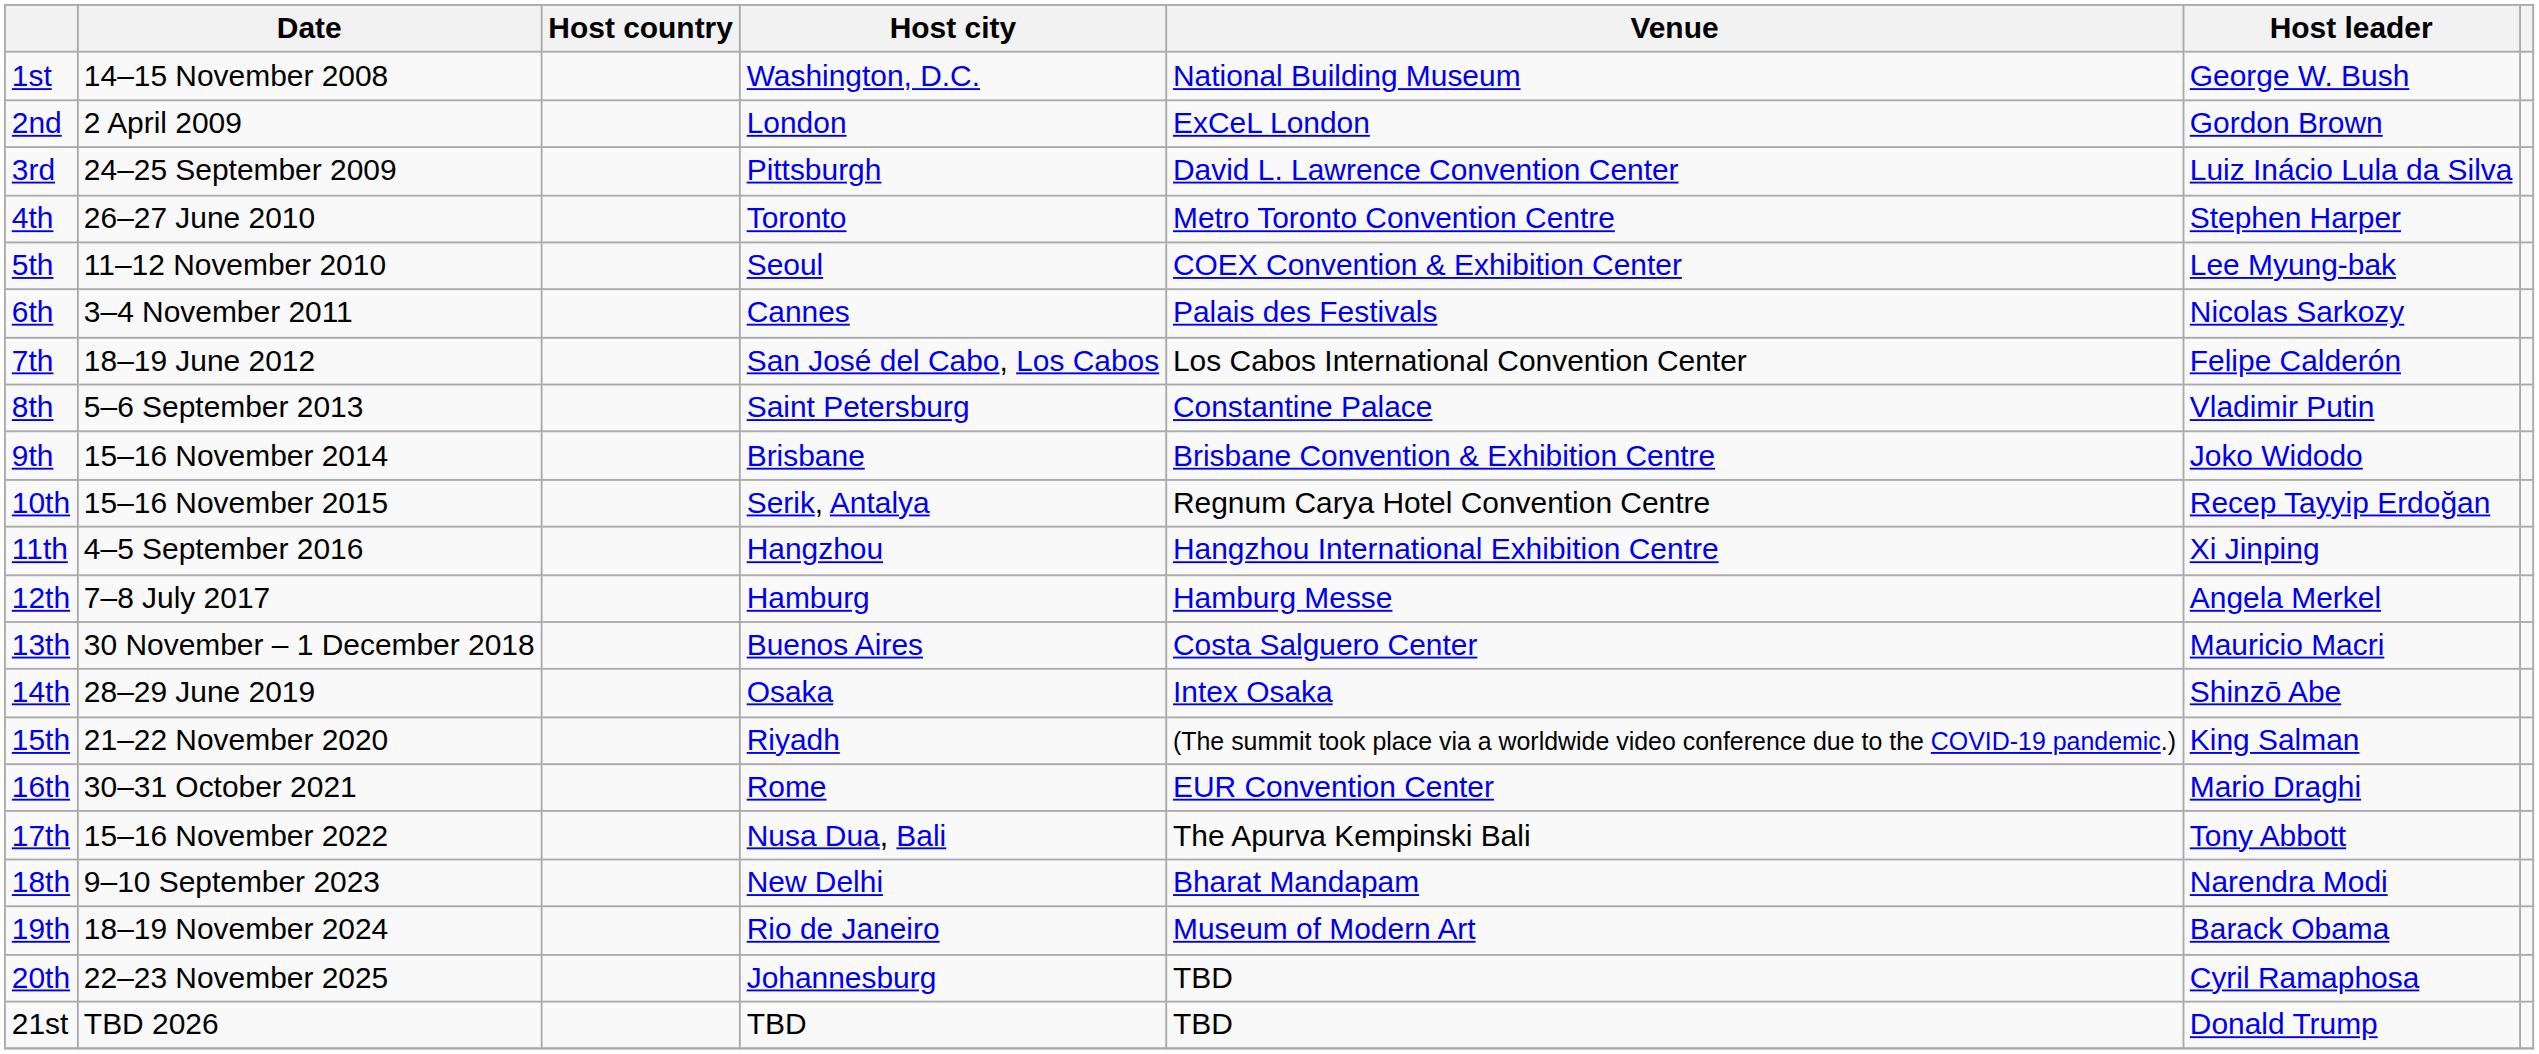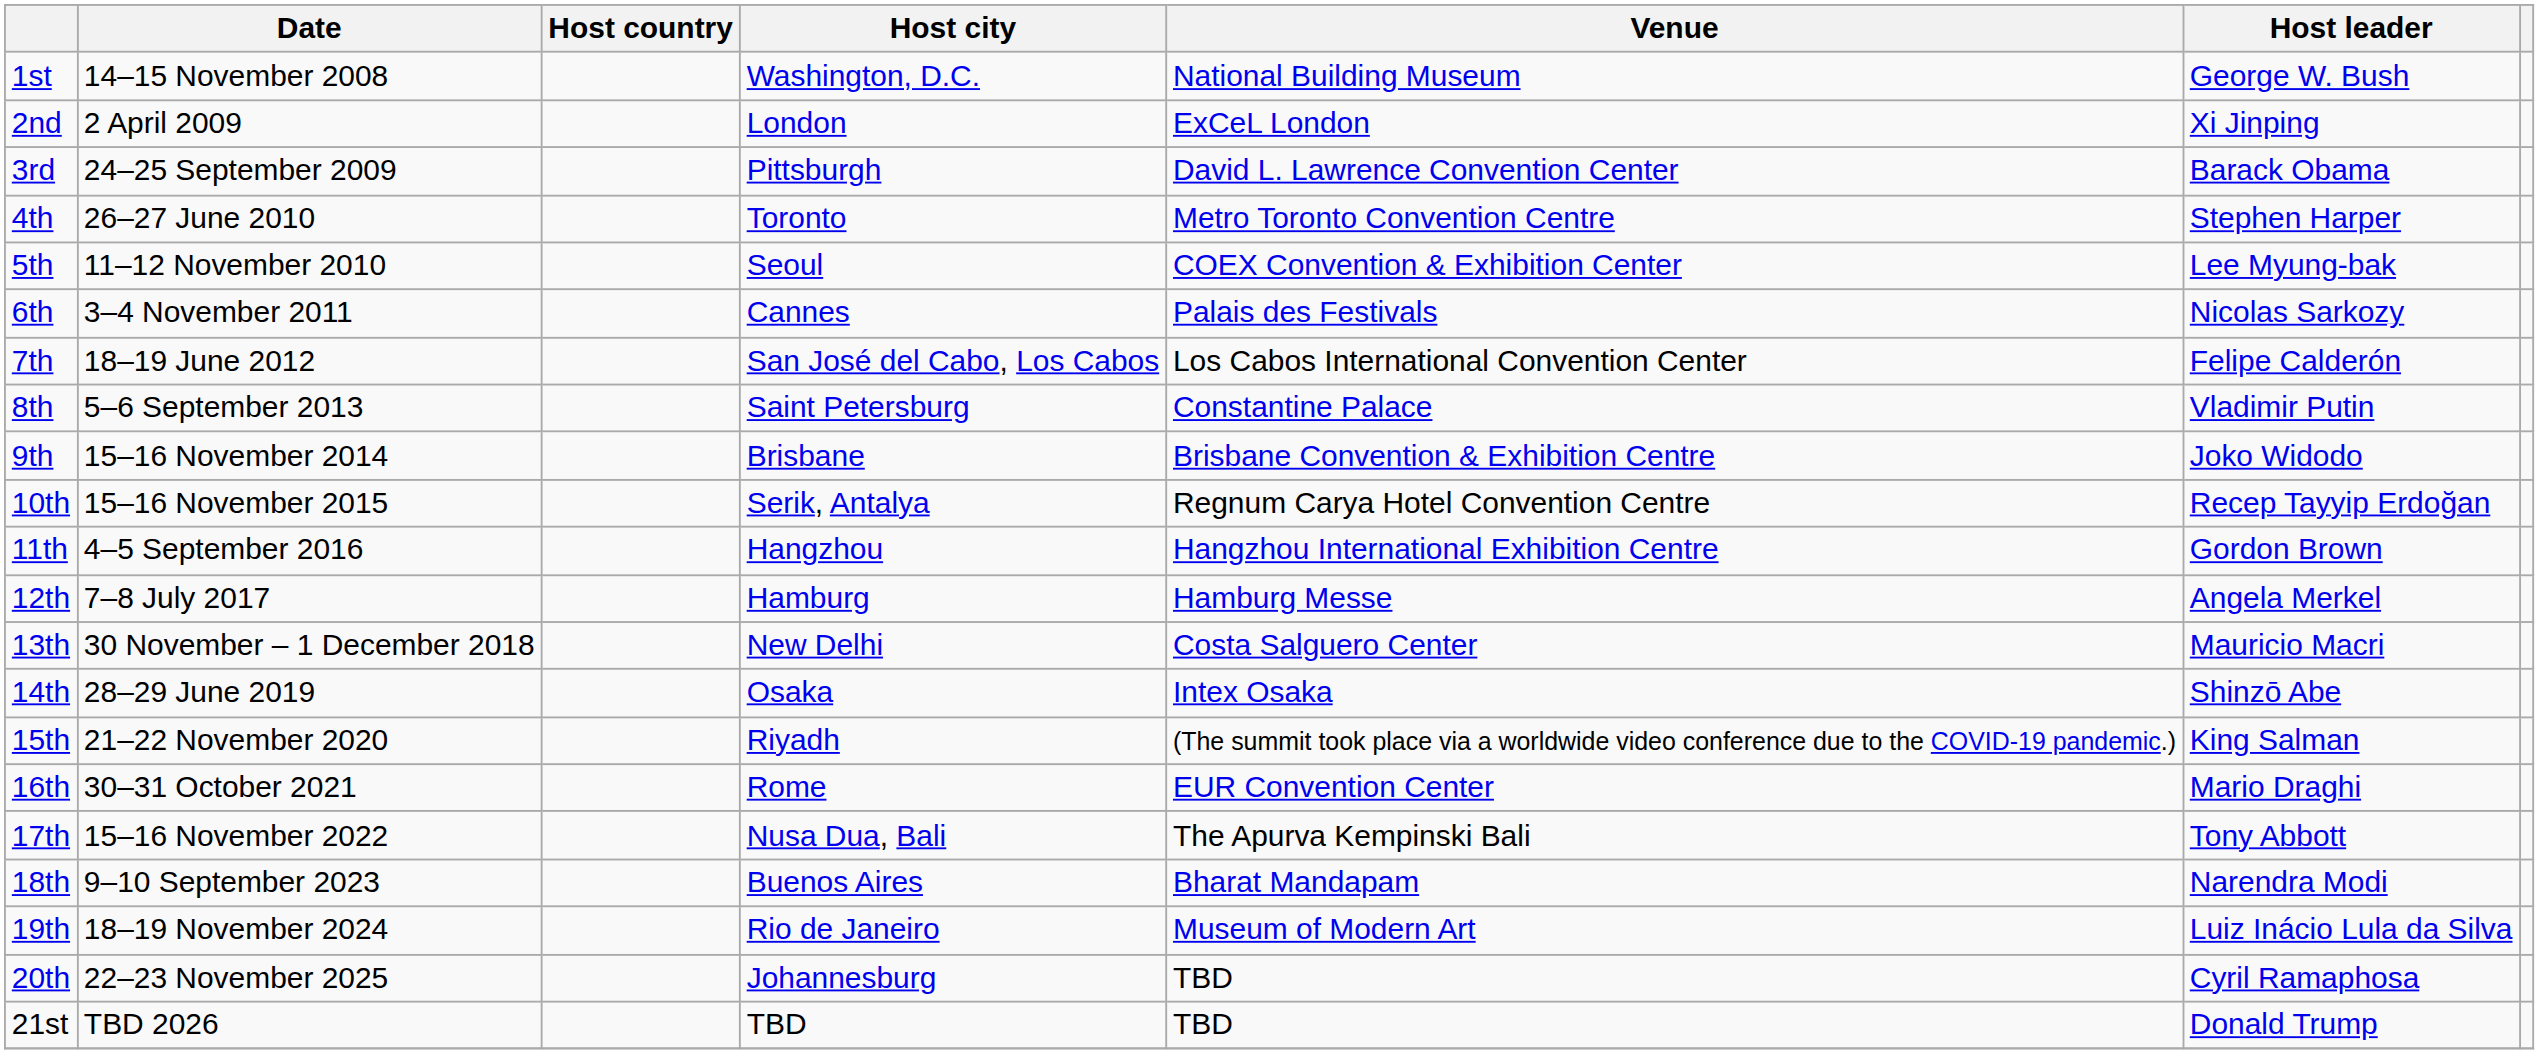(2286, 123) Gordon Brown -> (2255, 123) Xi Jinping
(2351, 170) Luiz Inácio Lula da Silva -> (2290, 170) Barack Obama
(2255, 550) Xi Jinping -> (2286, 550) Gordon Brown
(835, 645) Buenos Aires -> (815, 645) New Delhi
(815, 882) New Delhi -> (835, 882) Buenos Aires
(2290, 929) Barack Obama -> (2351, 929) Luiz Inácio Lula da Silva
